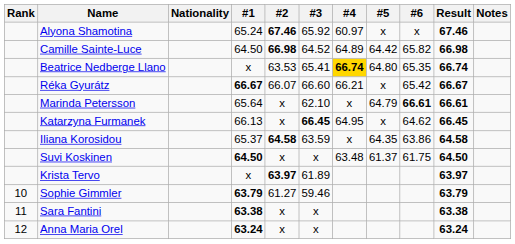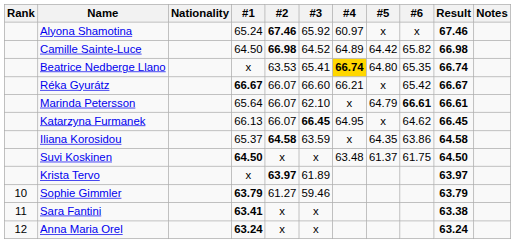(282, 103) x -> (282, 103) 66.07
(282, 121) x -> (282, 121) 66.07
(248, 211) 63.38 -> (248, 211) 63.41
